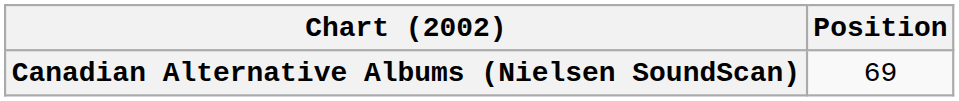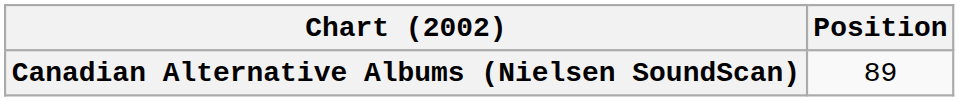(880, 73) 69 -> (880, 73) 89
